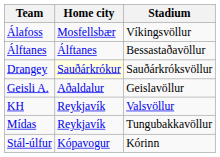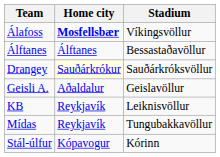(86, 32) normal -> (88, 32) bold
+ row: (15, 106)
- row: (15, 106)
